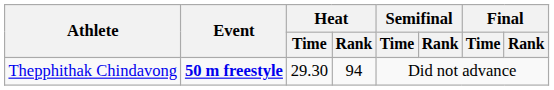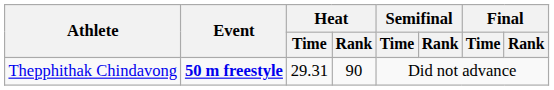(309, 71) 29.30 -> (309, 71) 29.31
(354, 71) 94 -> (354, 71) 90
